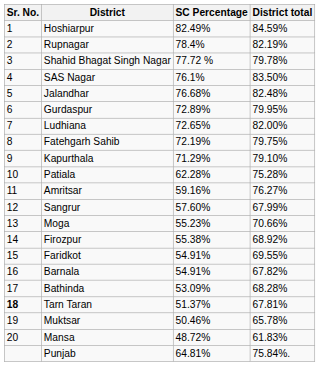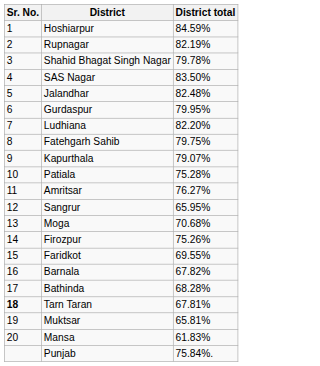- column: (212, 12)
(270, 126) 82.00% -> (193, 126) 82.20%
(270, 158) 79.10% -> (193, 158) 79.07%
(270, 207) 67.99% -> (193, 207) 65.95%
(270, 223) 70.66% -> (193, 223) 70.68%
(270, 239) 68.92% -> (193, 239) 75.26%
(270, 321) 65.78% -> (193, 321) 65.81%
